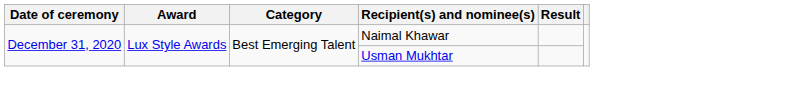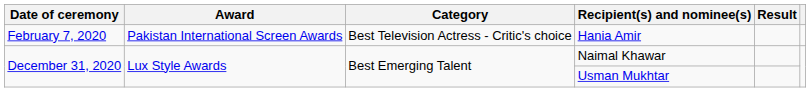+ row: (609, 35)
